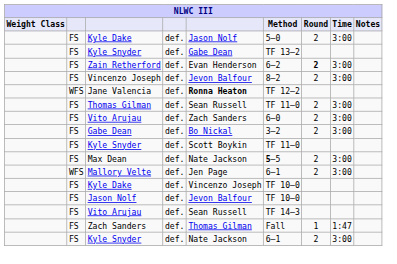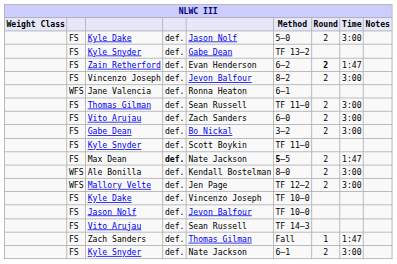(342, 65) 3:00 -> (352, 65) 1:47
(218, 92) bold -> (218, 92) normal
(283, 92) TF 12–2 -> (283, 92) 6–1
(175, 159) normal -> (175, 159) bold
(342, 159) 3:00 -> (352, 159) 1:47
+ row: (76, 172)
(273, 172) 6–1 -> (292, 185) TF 12–2
